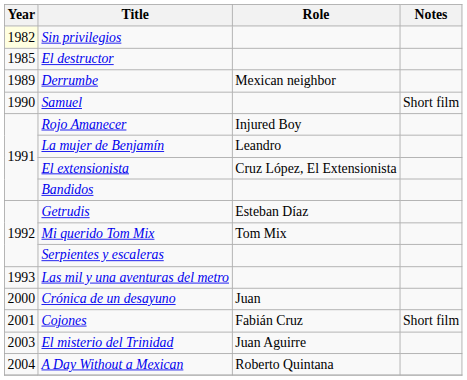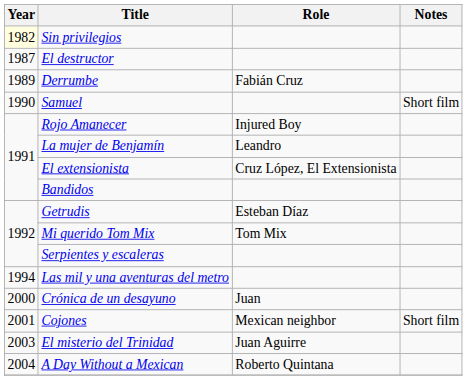(21, 59) 1985 -> (21, 59) 1987
(286, 80) Mexican neighbor -> (269, 80) Fabián Cruz
(21, 277) 1993 -> (21, 277) 1994
(269, 320) Fabián Cruz -> (286, 320) Mexican neighbor
